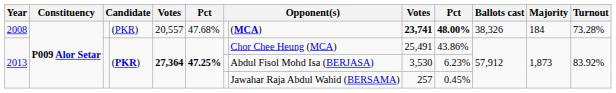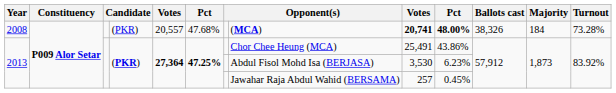(418, 29) 23,741 -> (418, 29) 20,741
